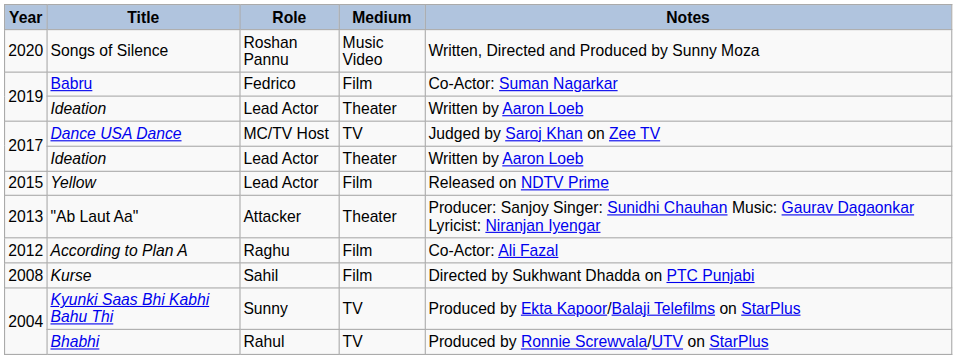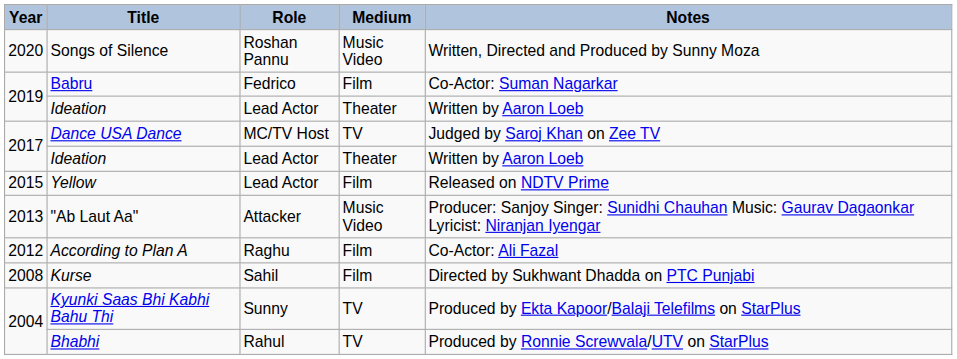(370, 217) Theater -> (363, 217) Music Video
